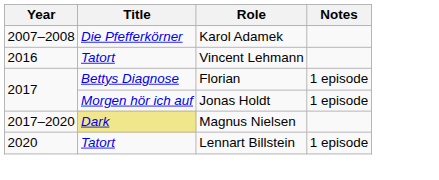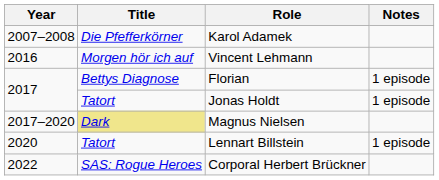(98, 57) Tatort -> (137, 57) Morgen hör ich auf
(137, 100) Morgen hör ich auf -> (98, 100) Tatort
+ row: (287, 164)
